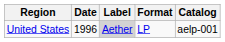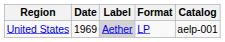(86, 29) 1996 -> (86, 29) 1969
